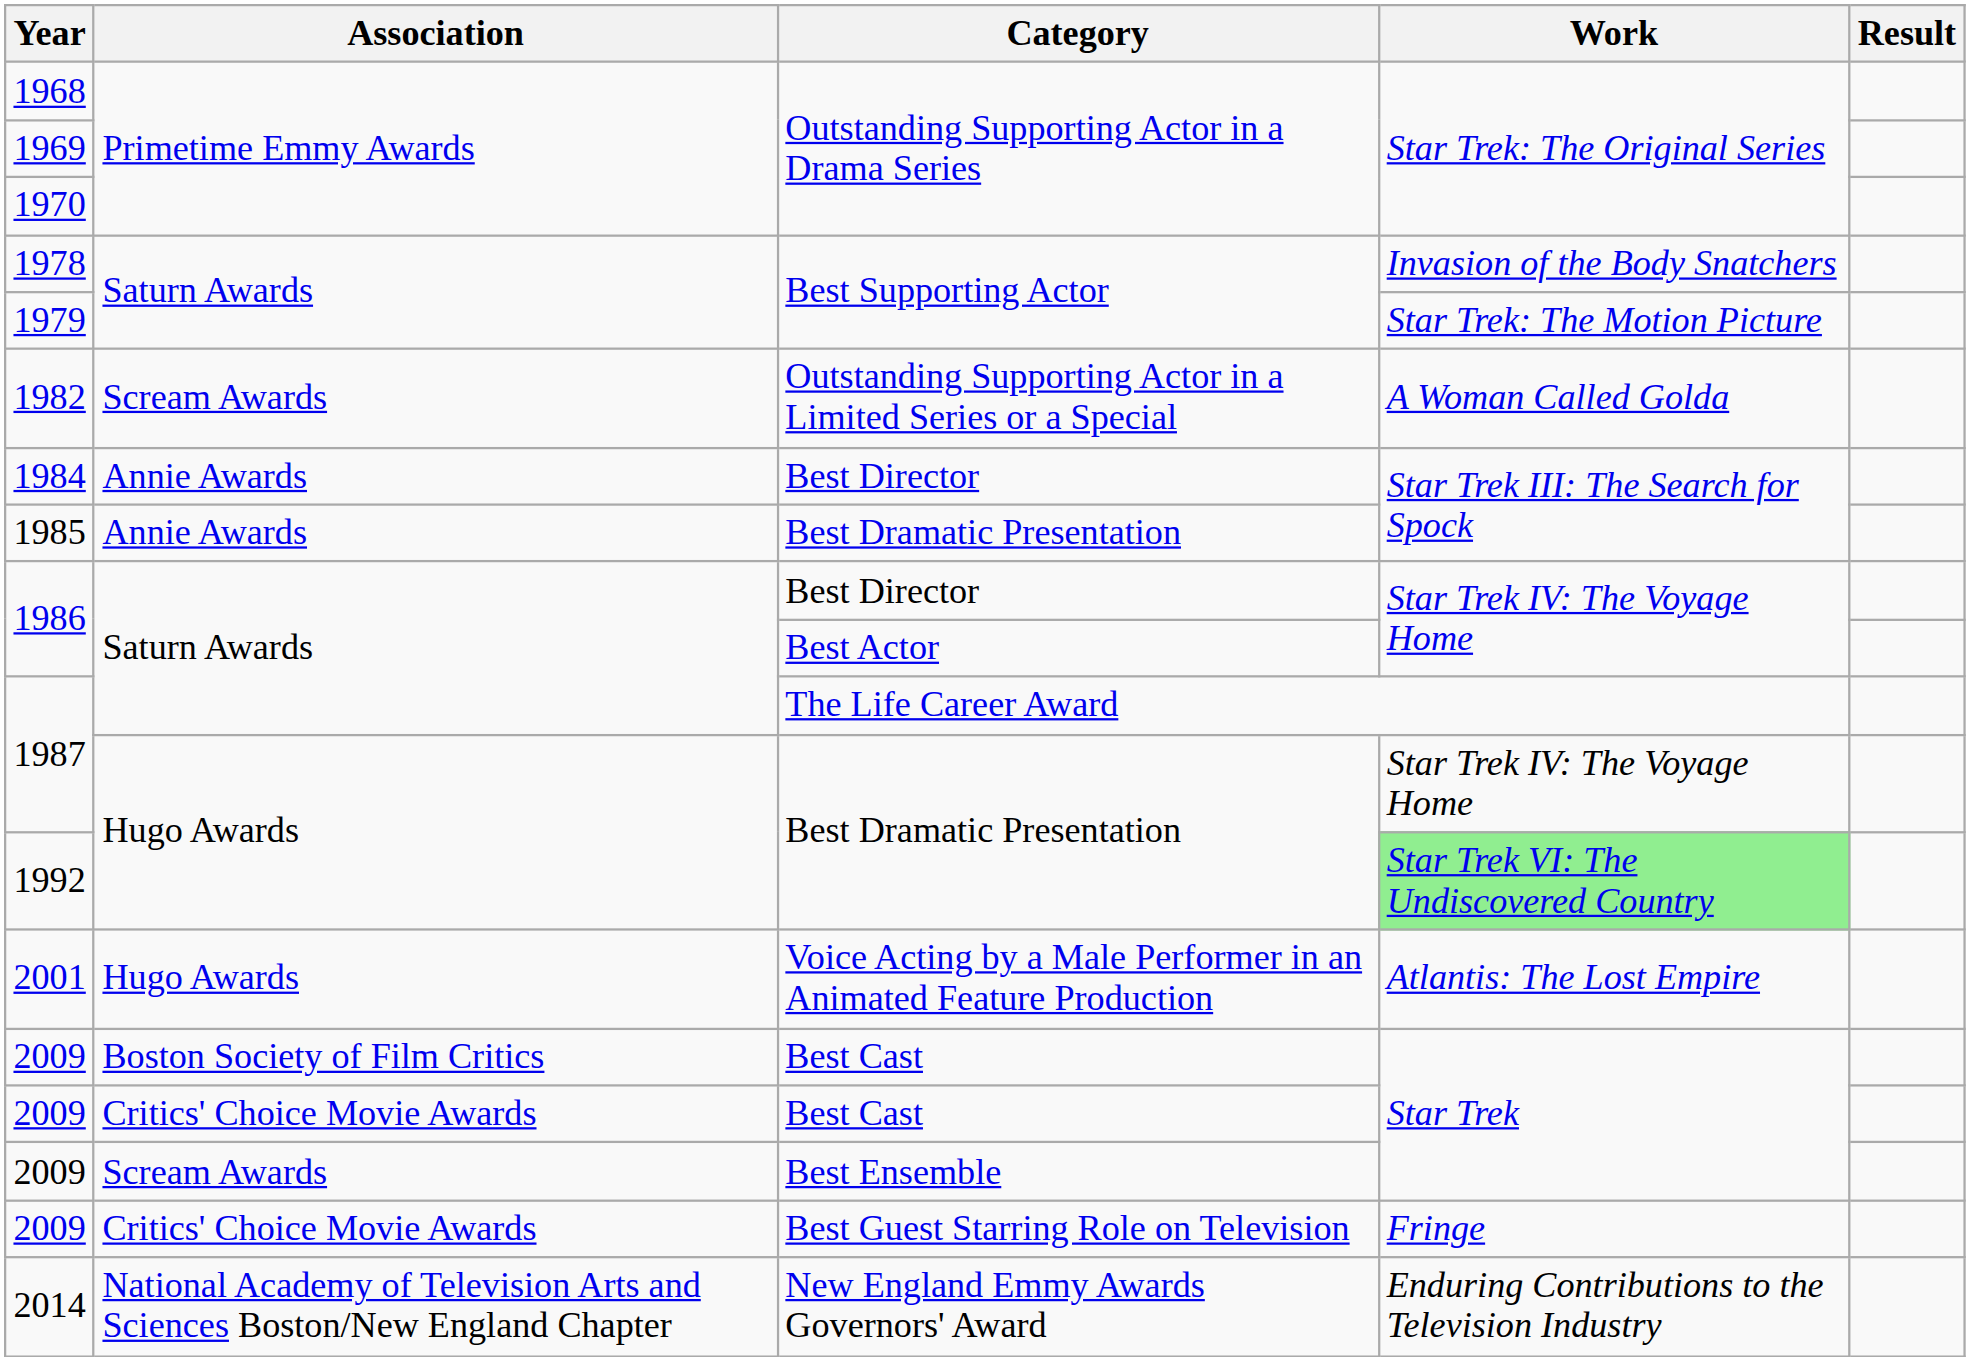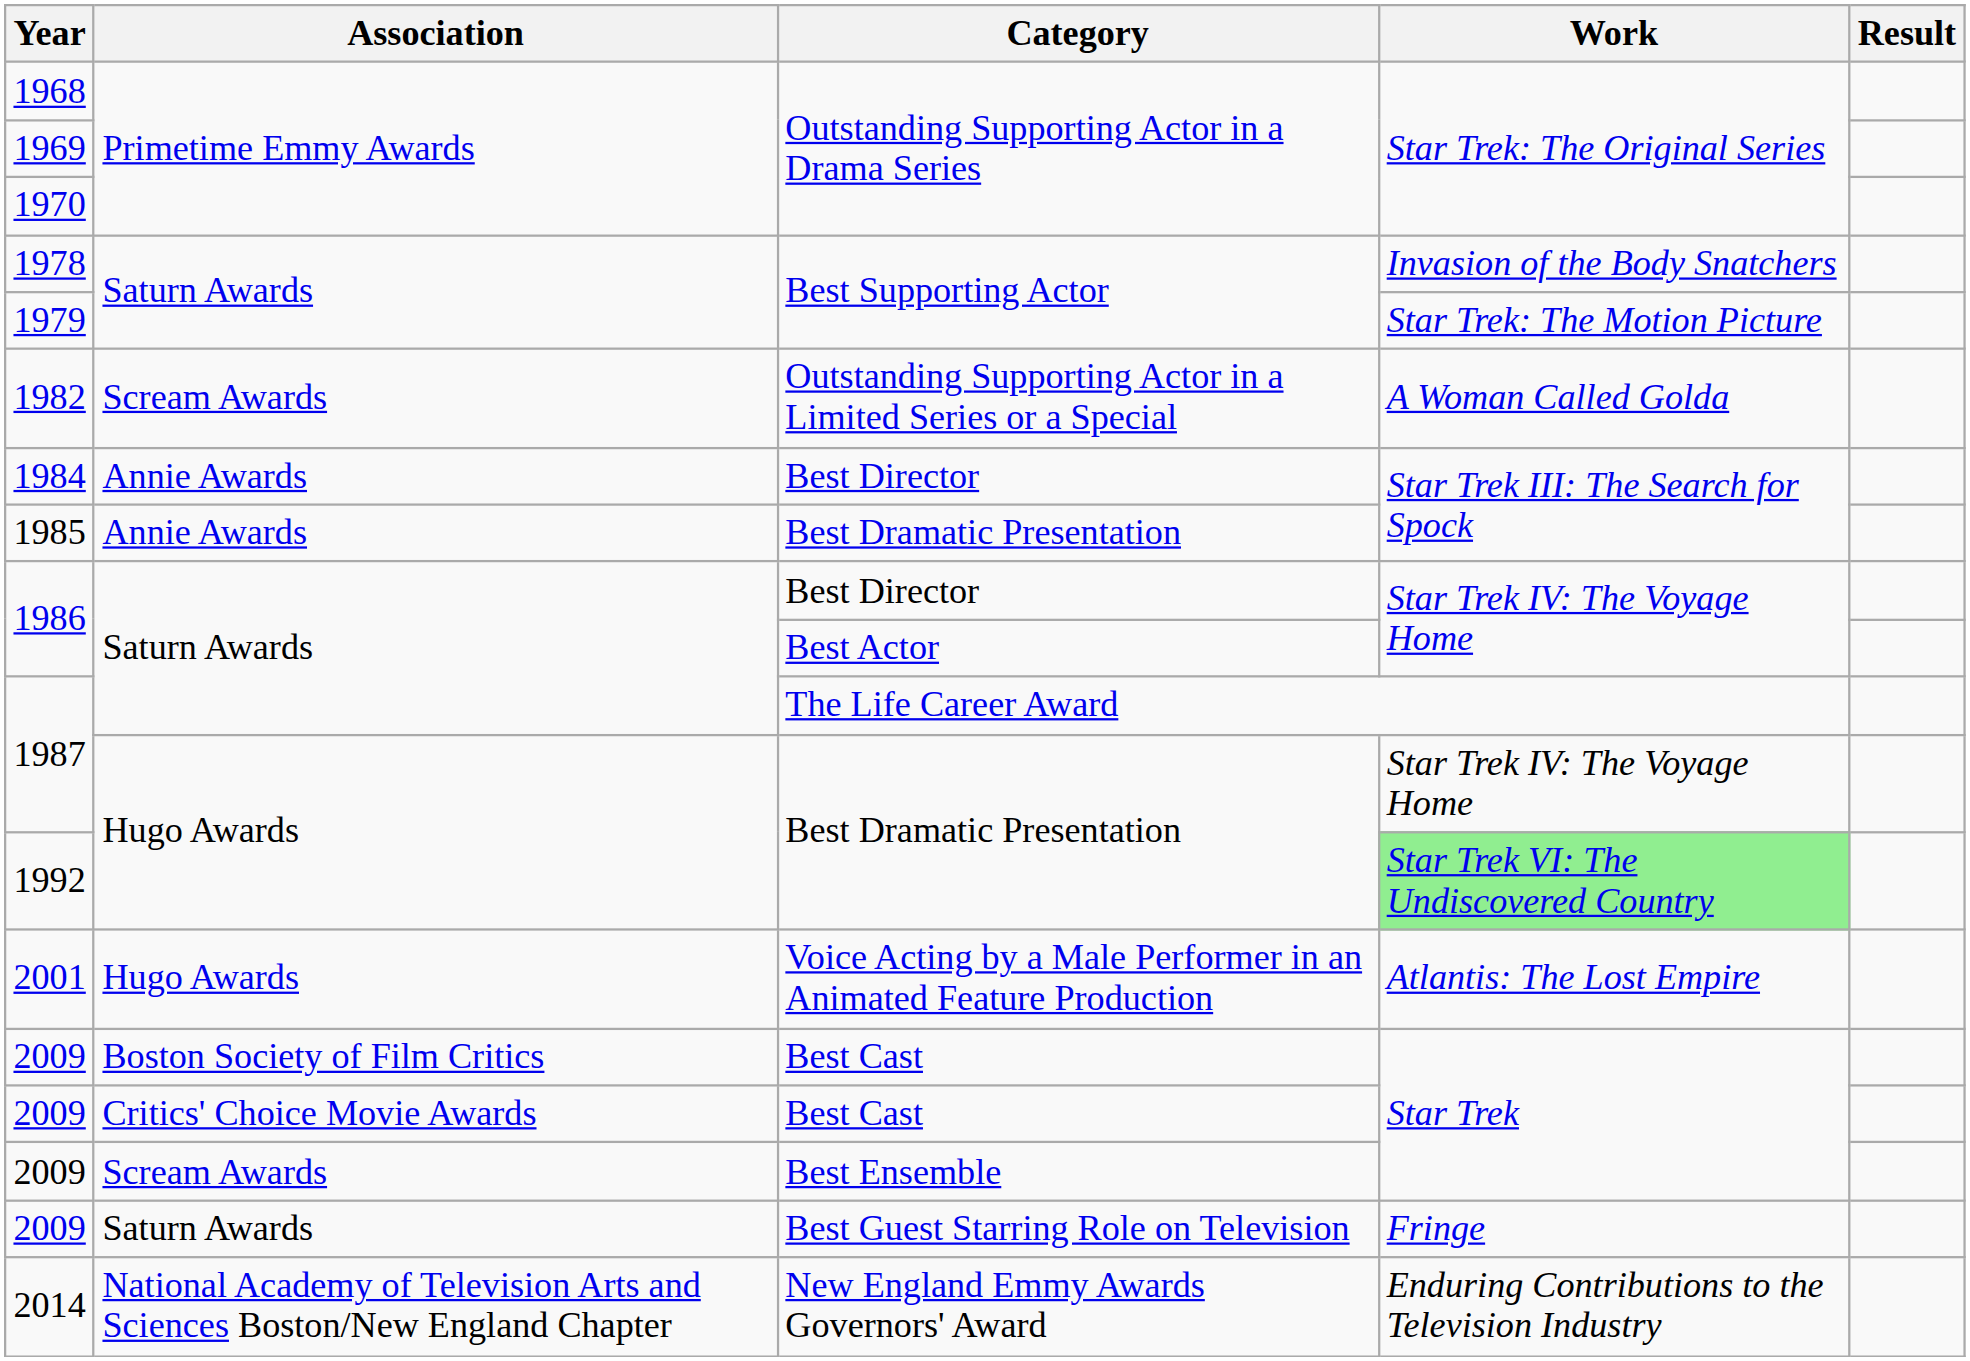(319, 1228) Critics' Choice Movie Awards -> (208, 1228) Saturn Awards
